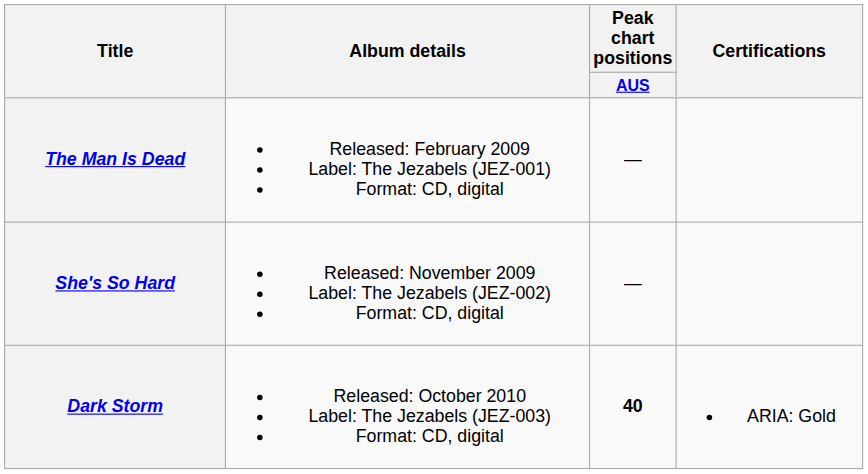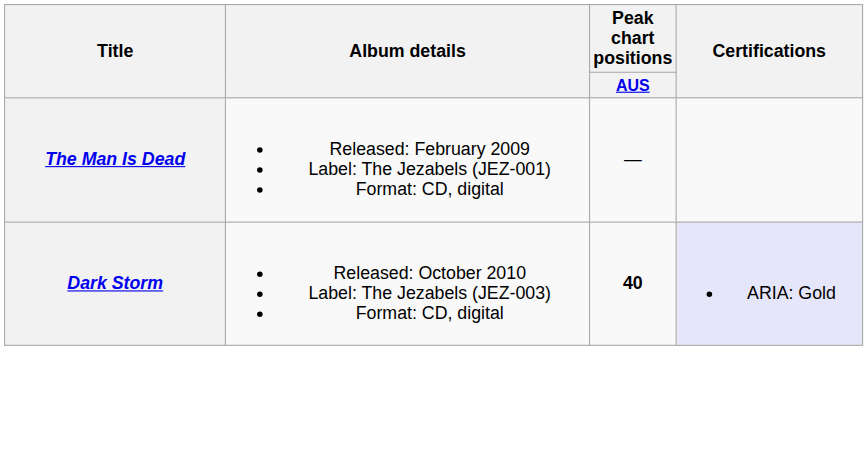- row: (115, 283)
(769, 417) no background -> (769, 293) lavender background
